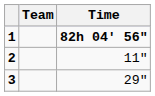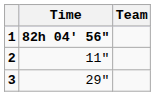columns swapped: (38, 15) <-> (104, 15)
